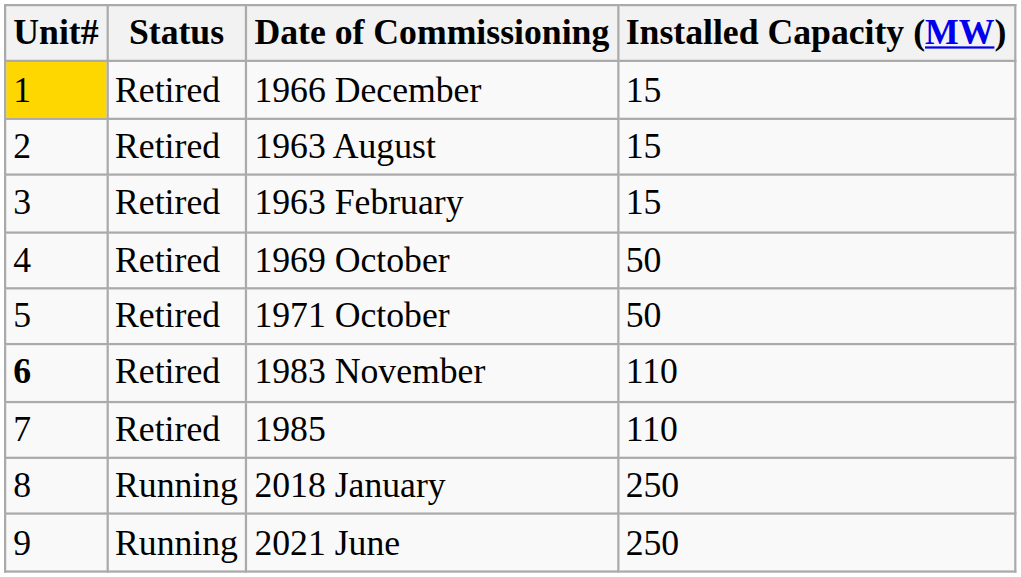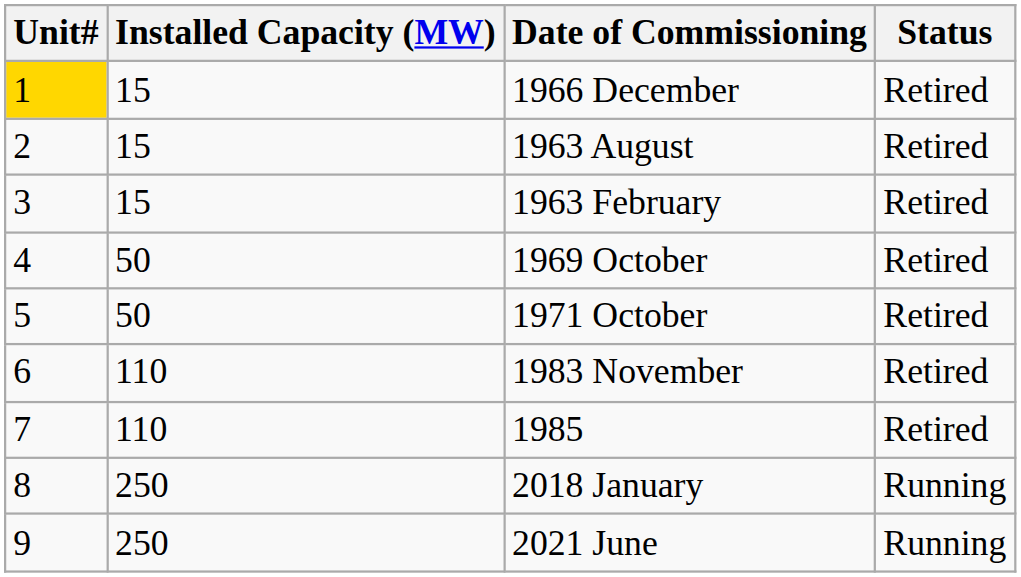columns swapped: (816, 32) <-> (177, 32)
(22, 372) bold -> (22, 372) normal
